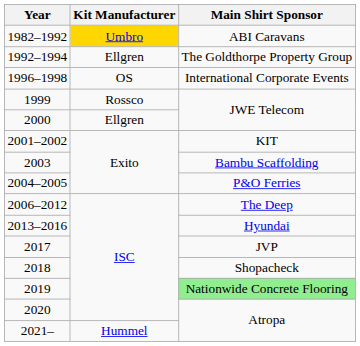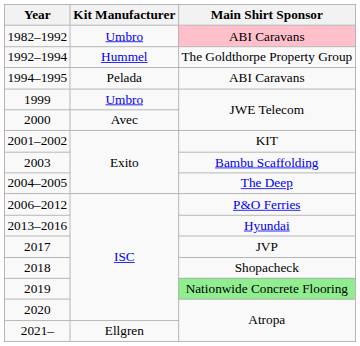(124, 36) gold background -> (124, 36) no background
(267, 36) no background -> (267, 36) pink background
(124, 57) Ellgren -> (124, 57) Hummel
+ row: (37, 78)
- row: (37, 78)
(124, 99) Rossco -> (124, 99) Umbro
(124, 120) Ellgren -> (124, 120) Avec
(267, 183) P&O Ferries -> (267, 183) The Deep
(267, 204) The Deep -> (267, 204) P&O Ferries
(124, 330) Hummel -> (124, 330) Ellgren
